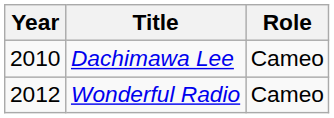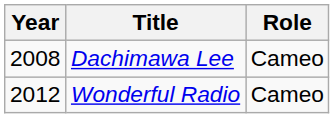(35, 58) 2010 -> (35, 58) 2008
